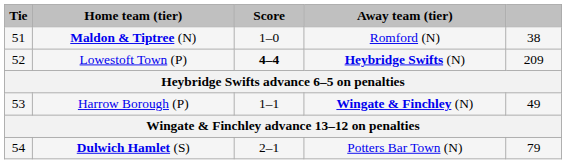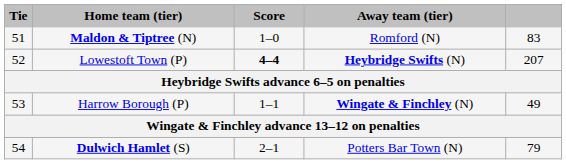(534, 38) 38 -> (534, 38) 83
(534, 60) 209 -> (534, 60) 207
